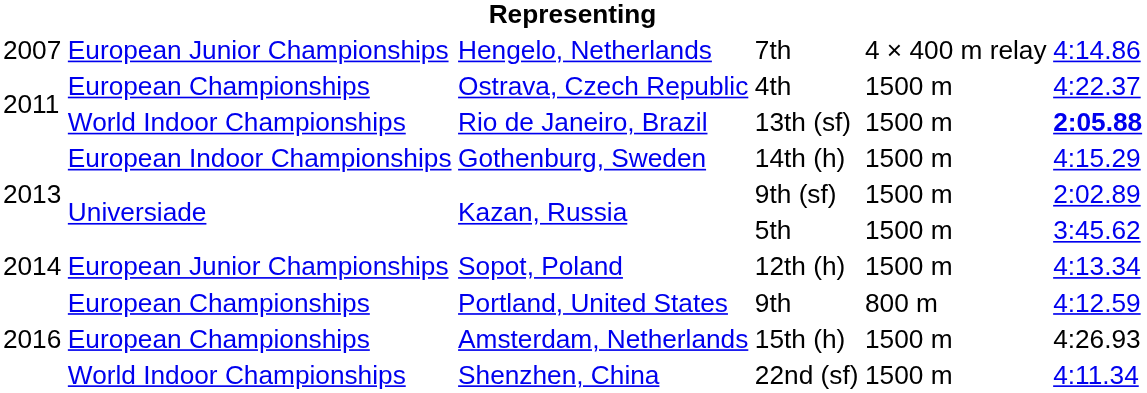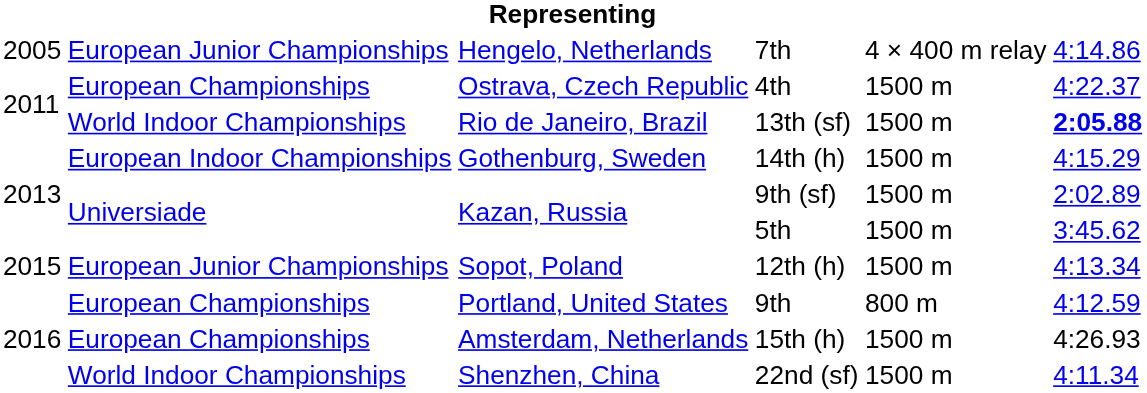(32, 50) 2007 -> (32, 50) 2005
(32, 266) 2014 -> (32, 266) 2015
